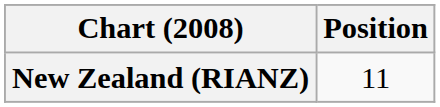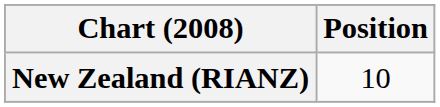(376, 76) 11 -> (376, 76) 10
